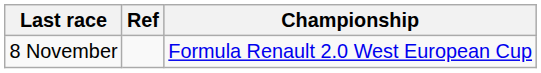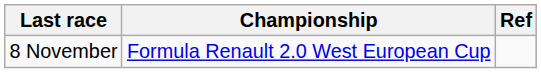columns swapped: (350, 20) <-> (143, 20)
